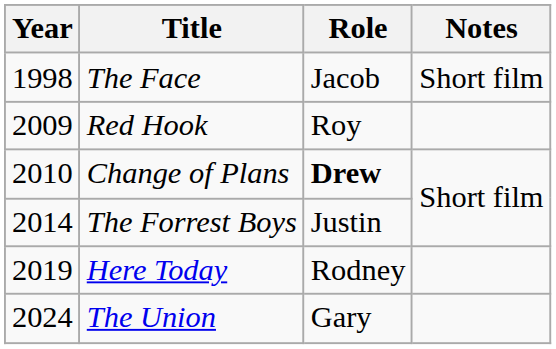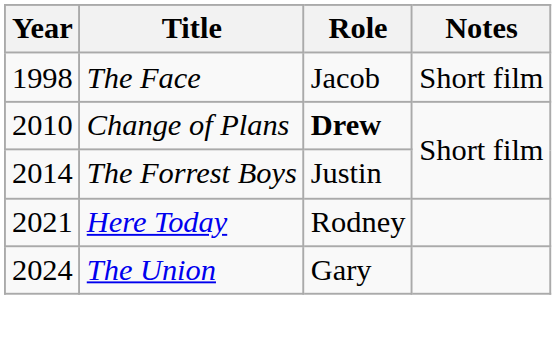- row: (147, 125)
(42, 269) 2019 -> (42, 221) 2021
